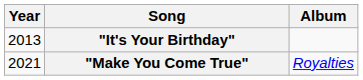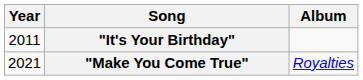(24, 39) 2013 -> (24, 39) 2011
